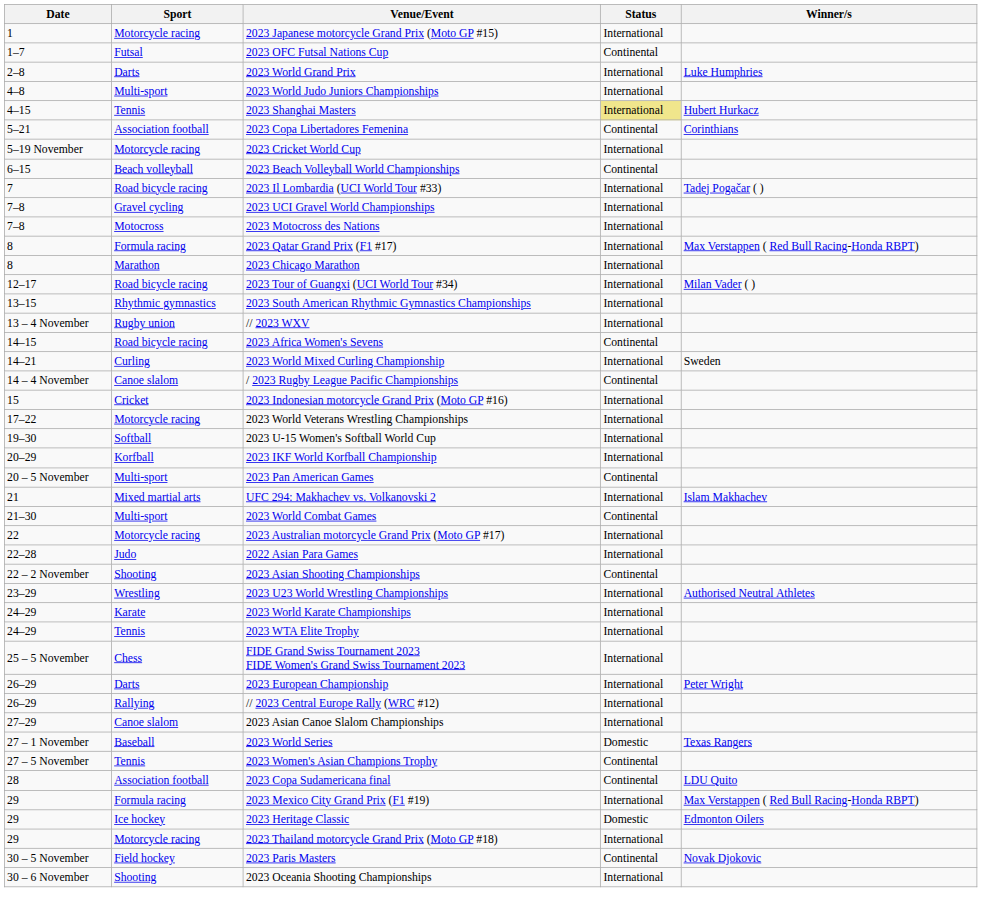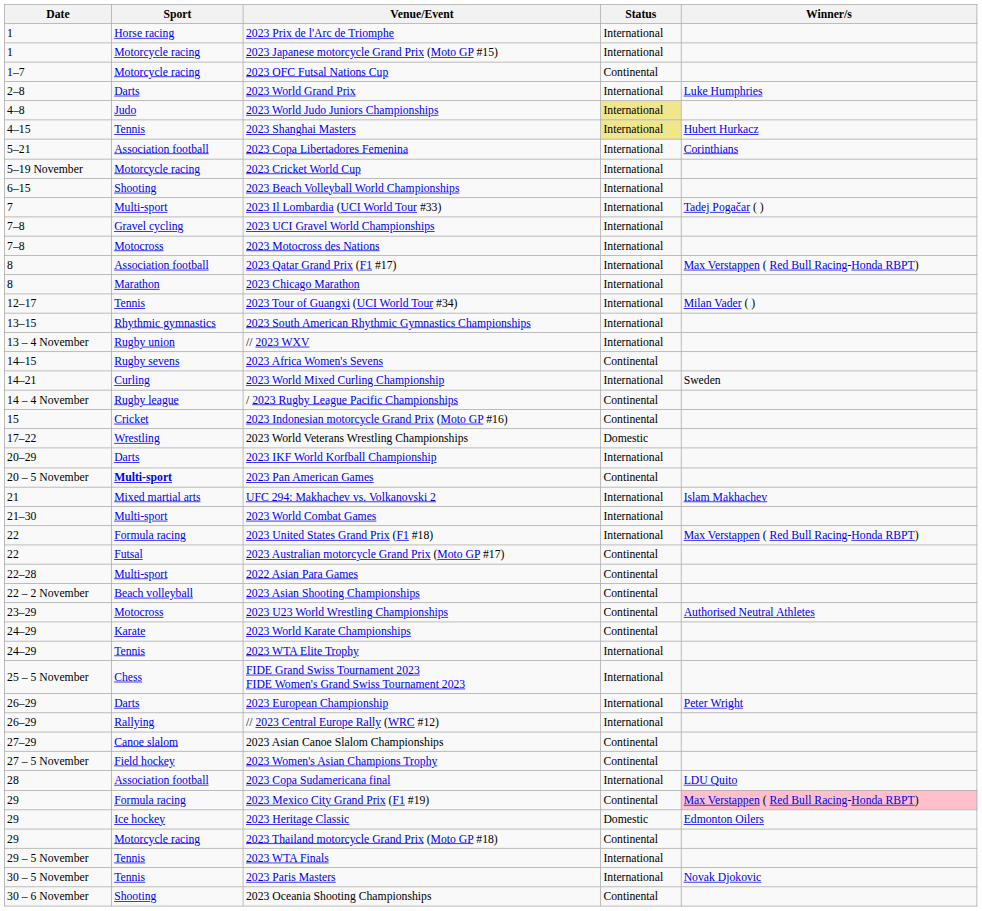+ row: (320, 33)
(128, 52) Futsal -> (157, 72) Motorcycle racing
(141, 91) Multi-sport -> (125, 110) Judo
(633, 91) no background -> (633, 110) khaki background
(631, 130) Continental -> (633, 149) International
(154, 168) Beach volleyball -> (135, 188) Shooting
(631, 168) Continental -> (633, 188) International
(161, 188) Road bicycle racing -> (141, 207) Multi-sport
(150, 245) Formula racing -> (161, 265) Association football
(161, 284) Road bicycle racing -> (130, 303) Tennis
(161, 342) Road bicycle racing -> (147, 361) Rugby sevens
(146, 381) Canoe slalom -> (146, 400) Rugby league
(633, 400) International -> (631, 419) Continental
(157, 419) Motorcycle racing -> (137, 438) Wrestling
(633, 419) International -> (626, 438) Domestic
- row: (341, 438)
(134, 458) Korfball -> (127, 458) Darts
(141, 477) normal -> (143, 477) bold
(631, 516) Continental -> (633, 516) International
+ row: (340, 535)
(157, 535) Motorcycle racing -> (128, 554) Futsal
(633, 535) International -> (631, 554) Continental
(125, 554) Judo -> (141, 573) Multi-sport
(633, 554) International -> (631, 573) Continental
(135, 573) Shooting -> (154, 593) Beach volleyball
(137, 593) Wrestling -> (139, 612) Motocross
(633, 593) International -> (631, 612) Continental
(633, 612) International -> (631, 631) Continental
(633, 722) International -> (631, 742) Continental
- row: (289, 742)
(130, 761) Tennis -> (145, 761) Field hockey
(631, 780) Continental -> (633, 780) International
(633, 800) International -> (631, 800) Continental
(801, 800) no background -> (801, 800) pink background
(633, 838) International -> (631, 838) Continental
+ row: (287, 858)
(145, 858) Field hockey -> (130, 877) Tennis
(631, 858) Continental -> (633, 877) International
(633, 877) International -> (631, 896) Continental
